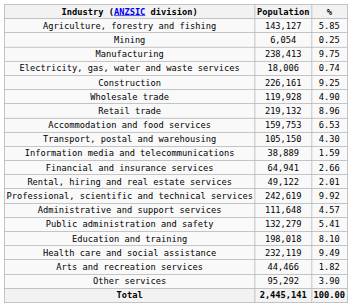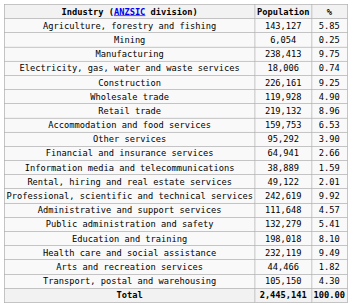rows swapped: (130, 139) <-> (130, 281)
rows swapped: (130, 153) <-> (130, 168)
